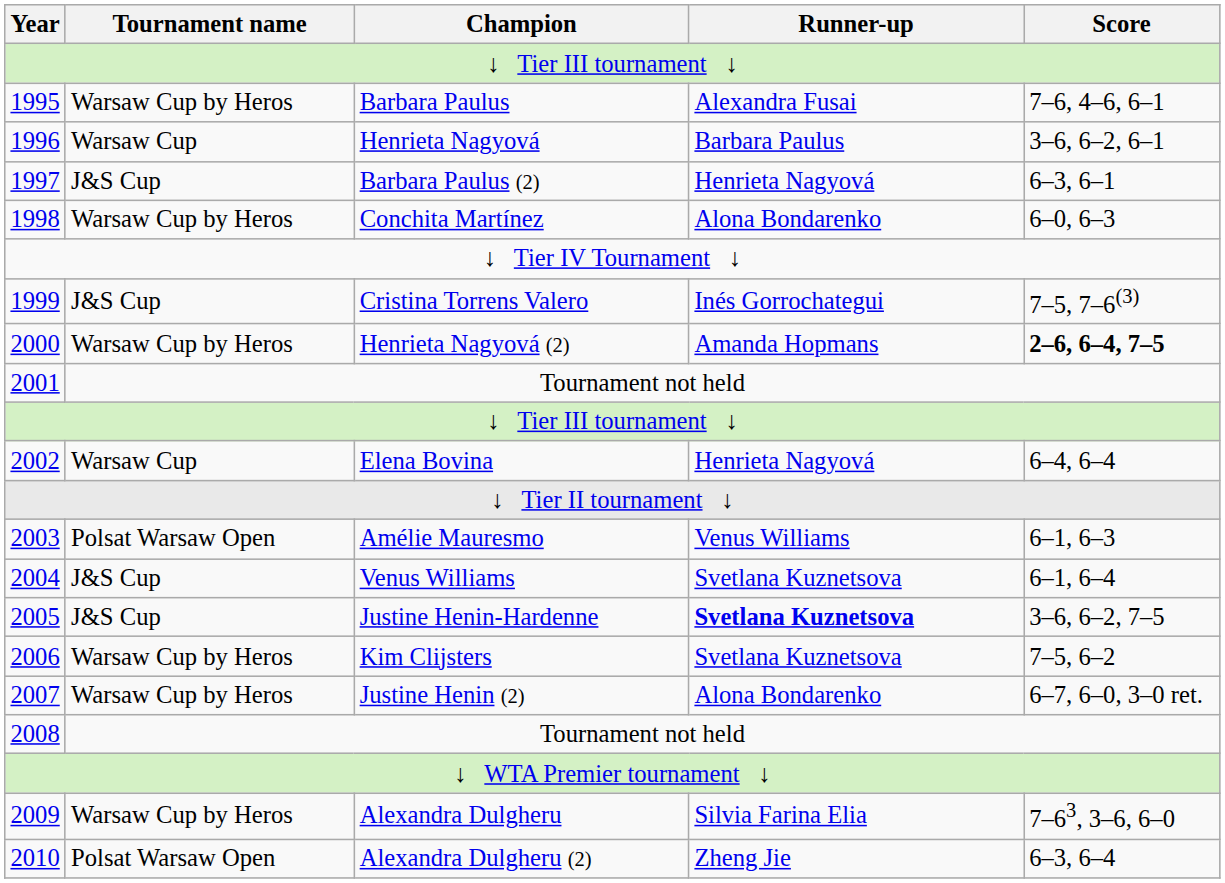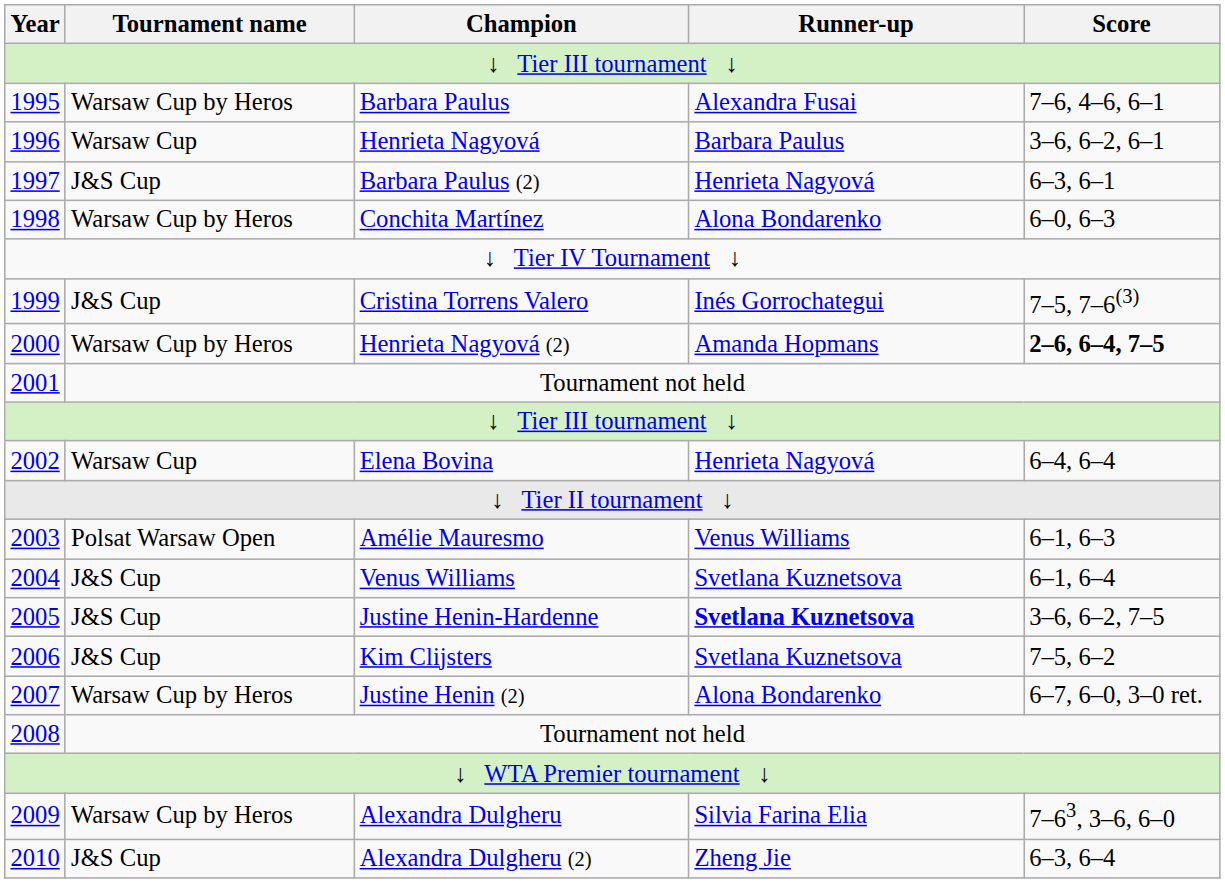(182, 655) Warsaw Cup by Heros -> (116, 655) J&S Cup
(173, 857) Polsat Warsaw Open -> (116, 857) J&S Cup
